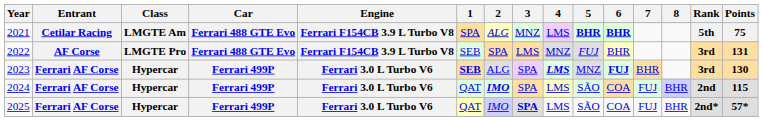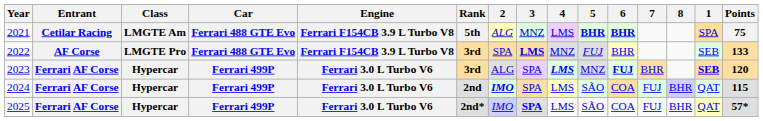columns swapped: (470, 13) <-> (706, 13)
(528, 50) normal -> (532, 50) bold
(740, 50) 131 -> (740, 50) 133
(740, 69) 130 -> (740, 69) 120
